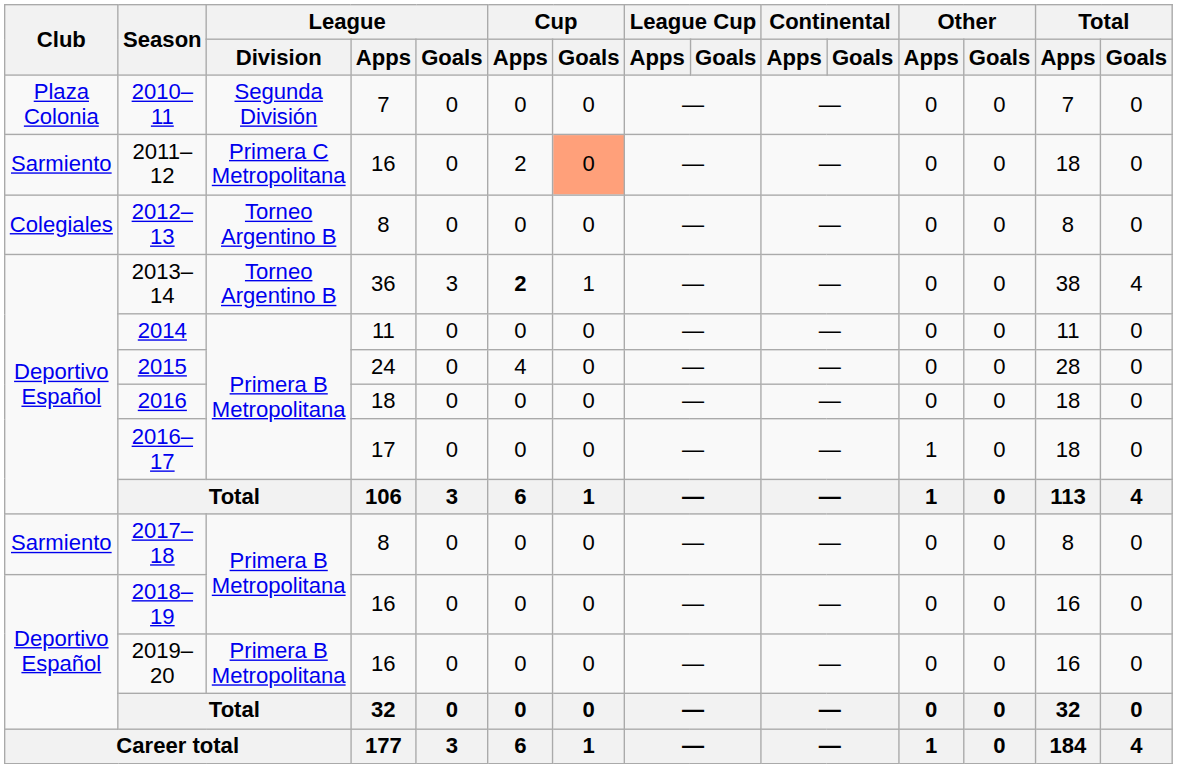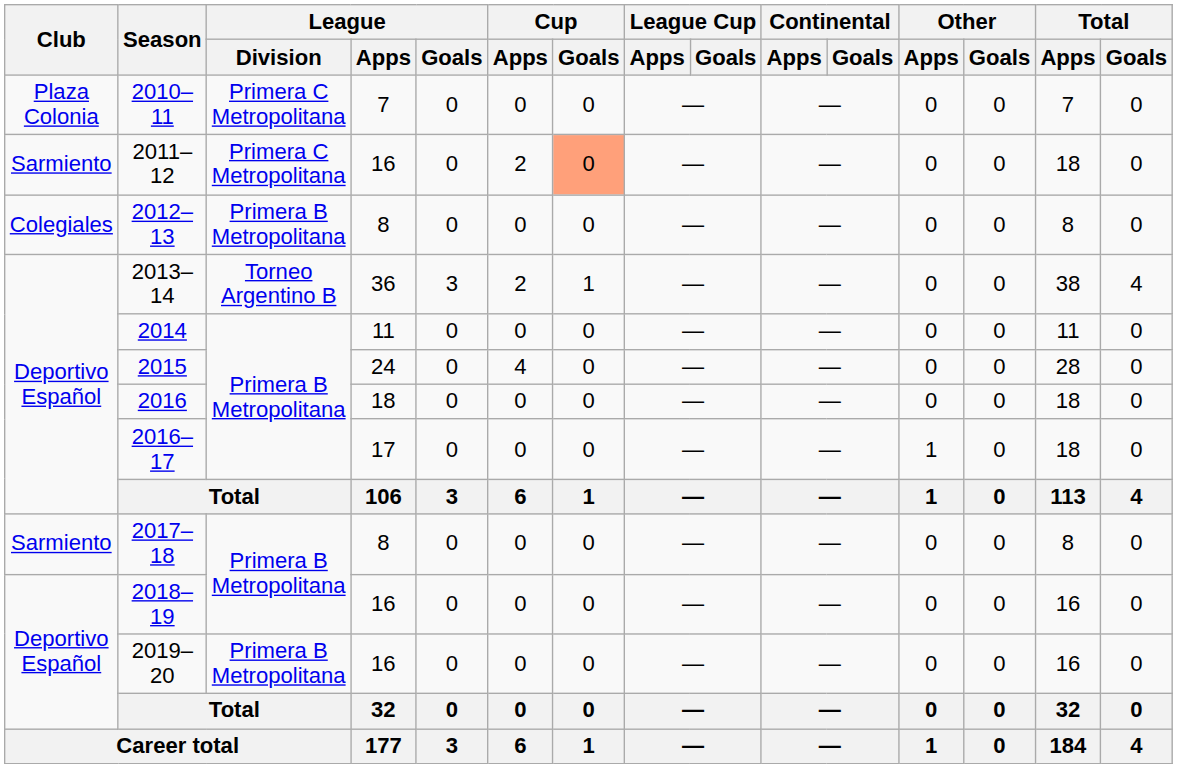(279, 104) Segunda División -> (279, 104) Primera C Metropolitana
(279, 224) Torneo Argentino B -> (279, 224) Primera B Metropolitana
(520, 284) bold -> (520, 284) normal
